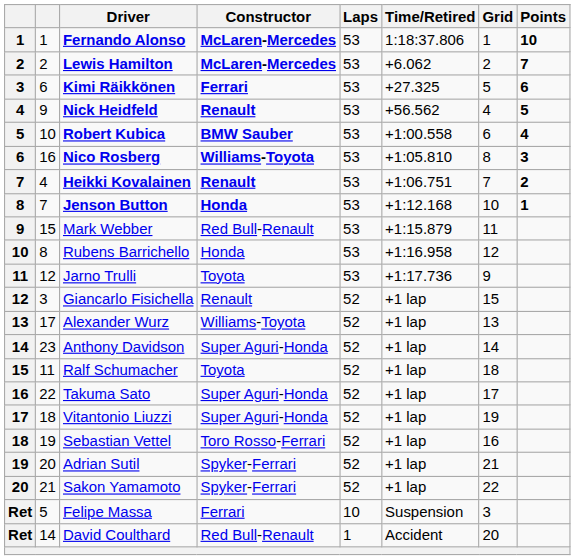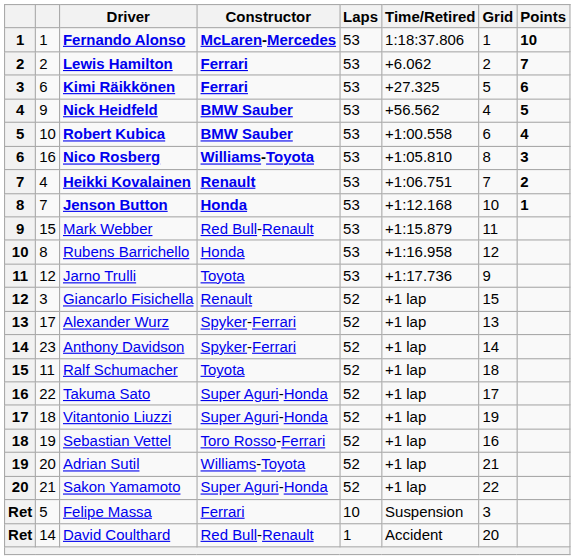(268, 63) McLaren-Mercedes -> (224, 63) Ferrari
(228, 110) Renault -> (247, 110) BMW Sauber
(253, 322) Williams-Toyota -> (248, 322) Spyker-Ferrari
(264, 346) Super Aguri-Honda -> (248, 346) Spyker-Ferrari
(248, 464) Spyker-Ferrari -> (253, 464) Williams-Toyota
(248, 488) Spyker-Ferrari -> (264, 488) Super Aguri-Honda
